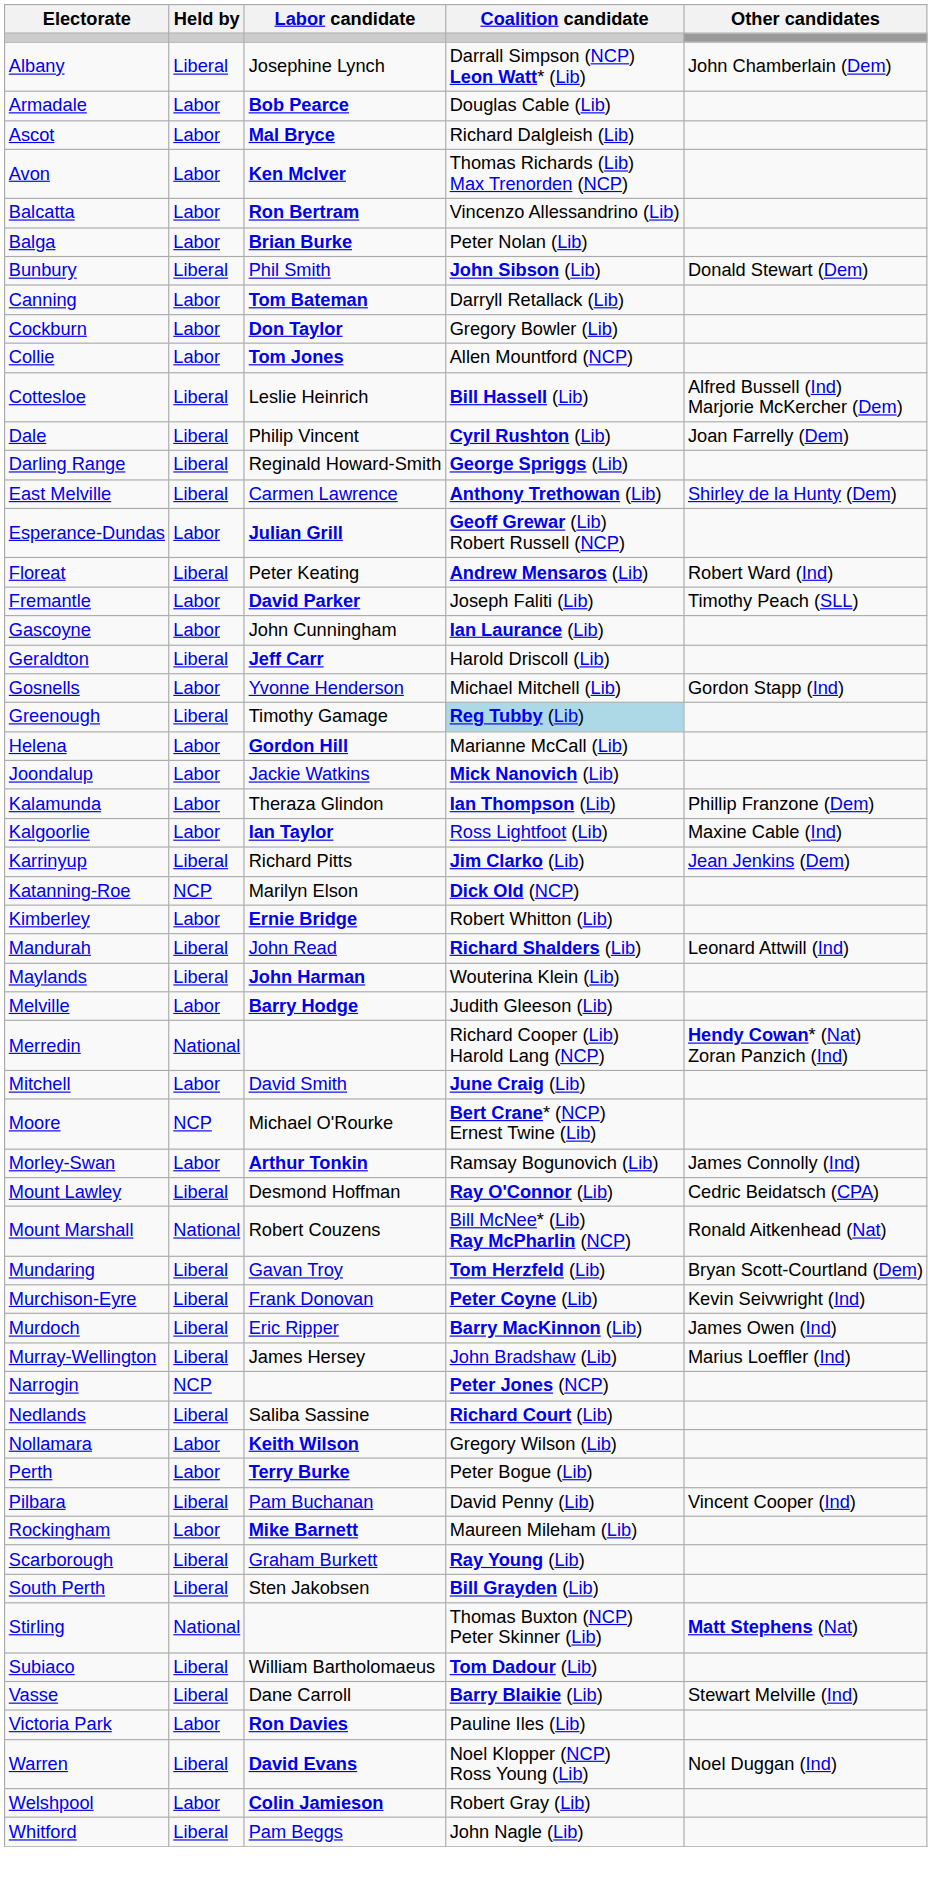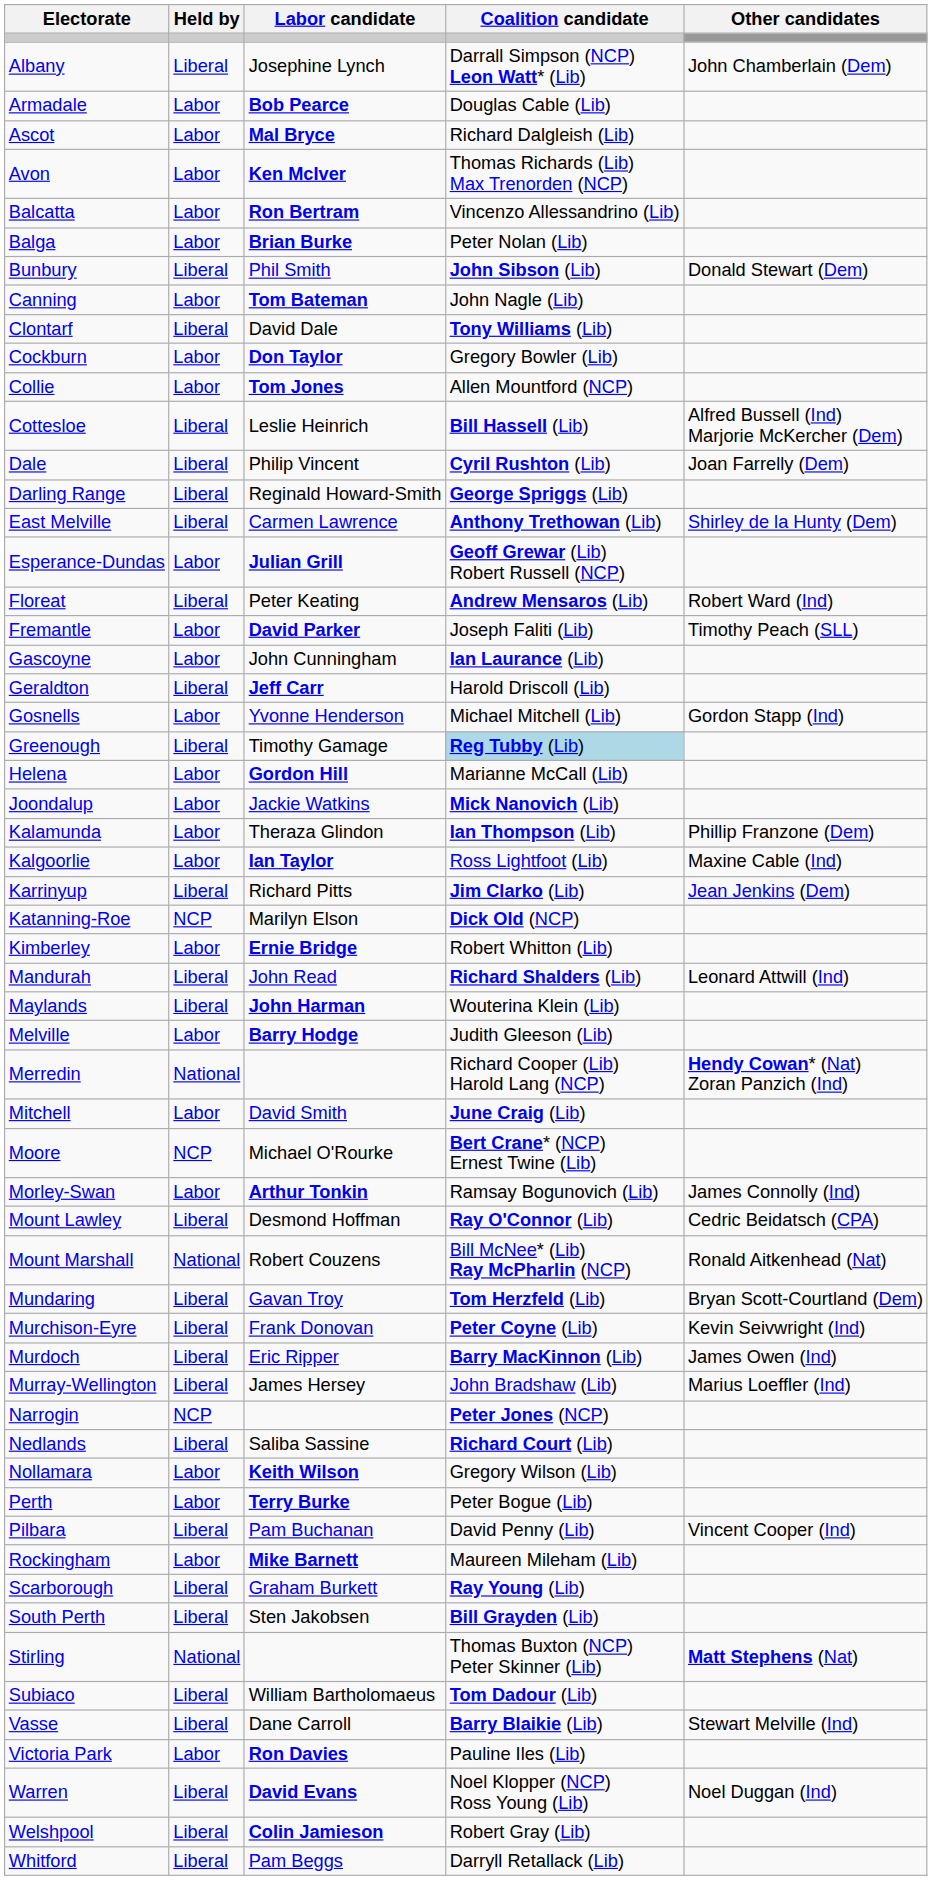(537, 299) Darryll Retallack (Lib) -> (517, 299) John Nagle (Lib)
+ row: (41, 328)
(197, 1803) Labor -> (201, 1831) Liberal
(517, 1831) John Nagle (Lib) -> (537, 1860) Darryll Retallack (Lib)
